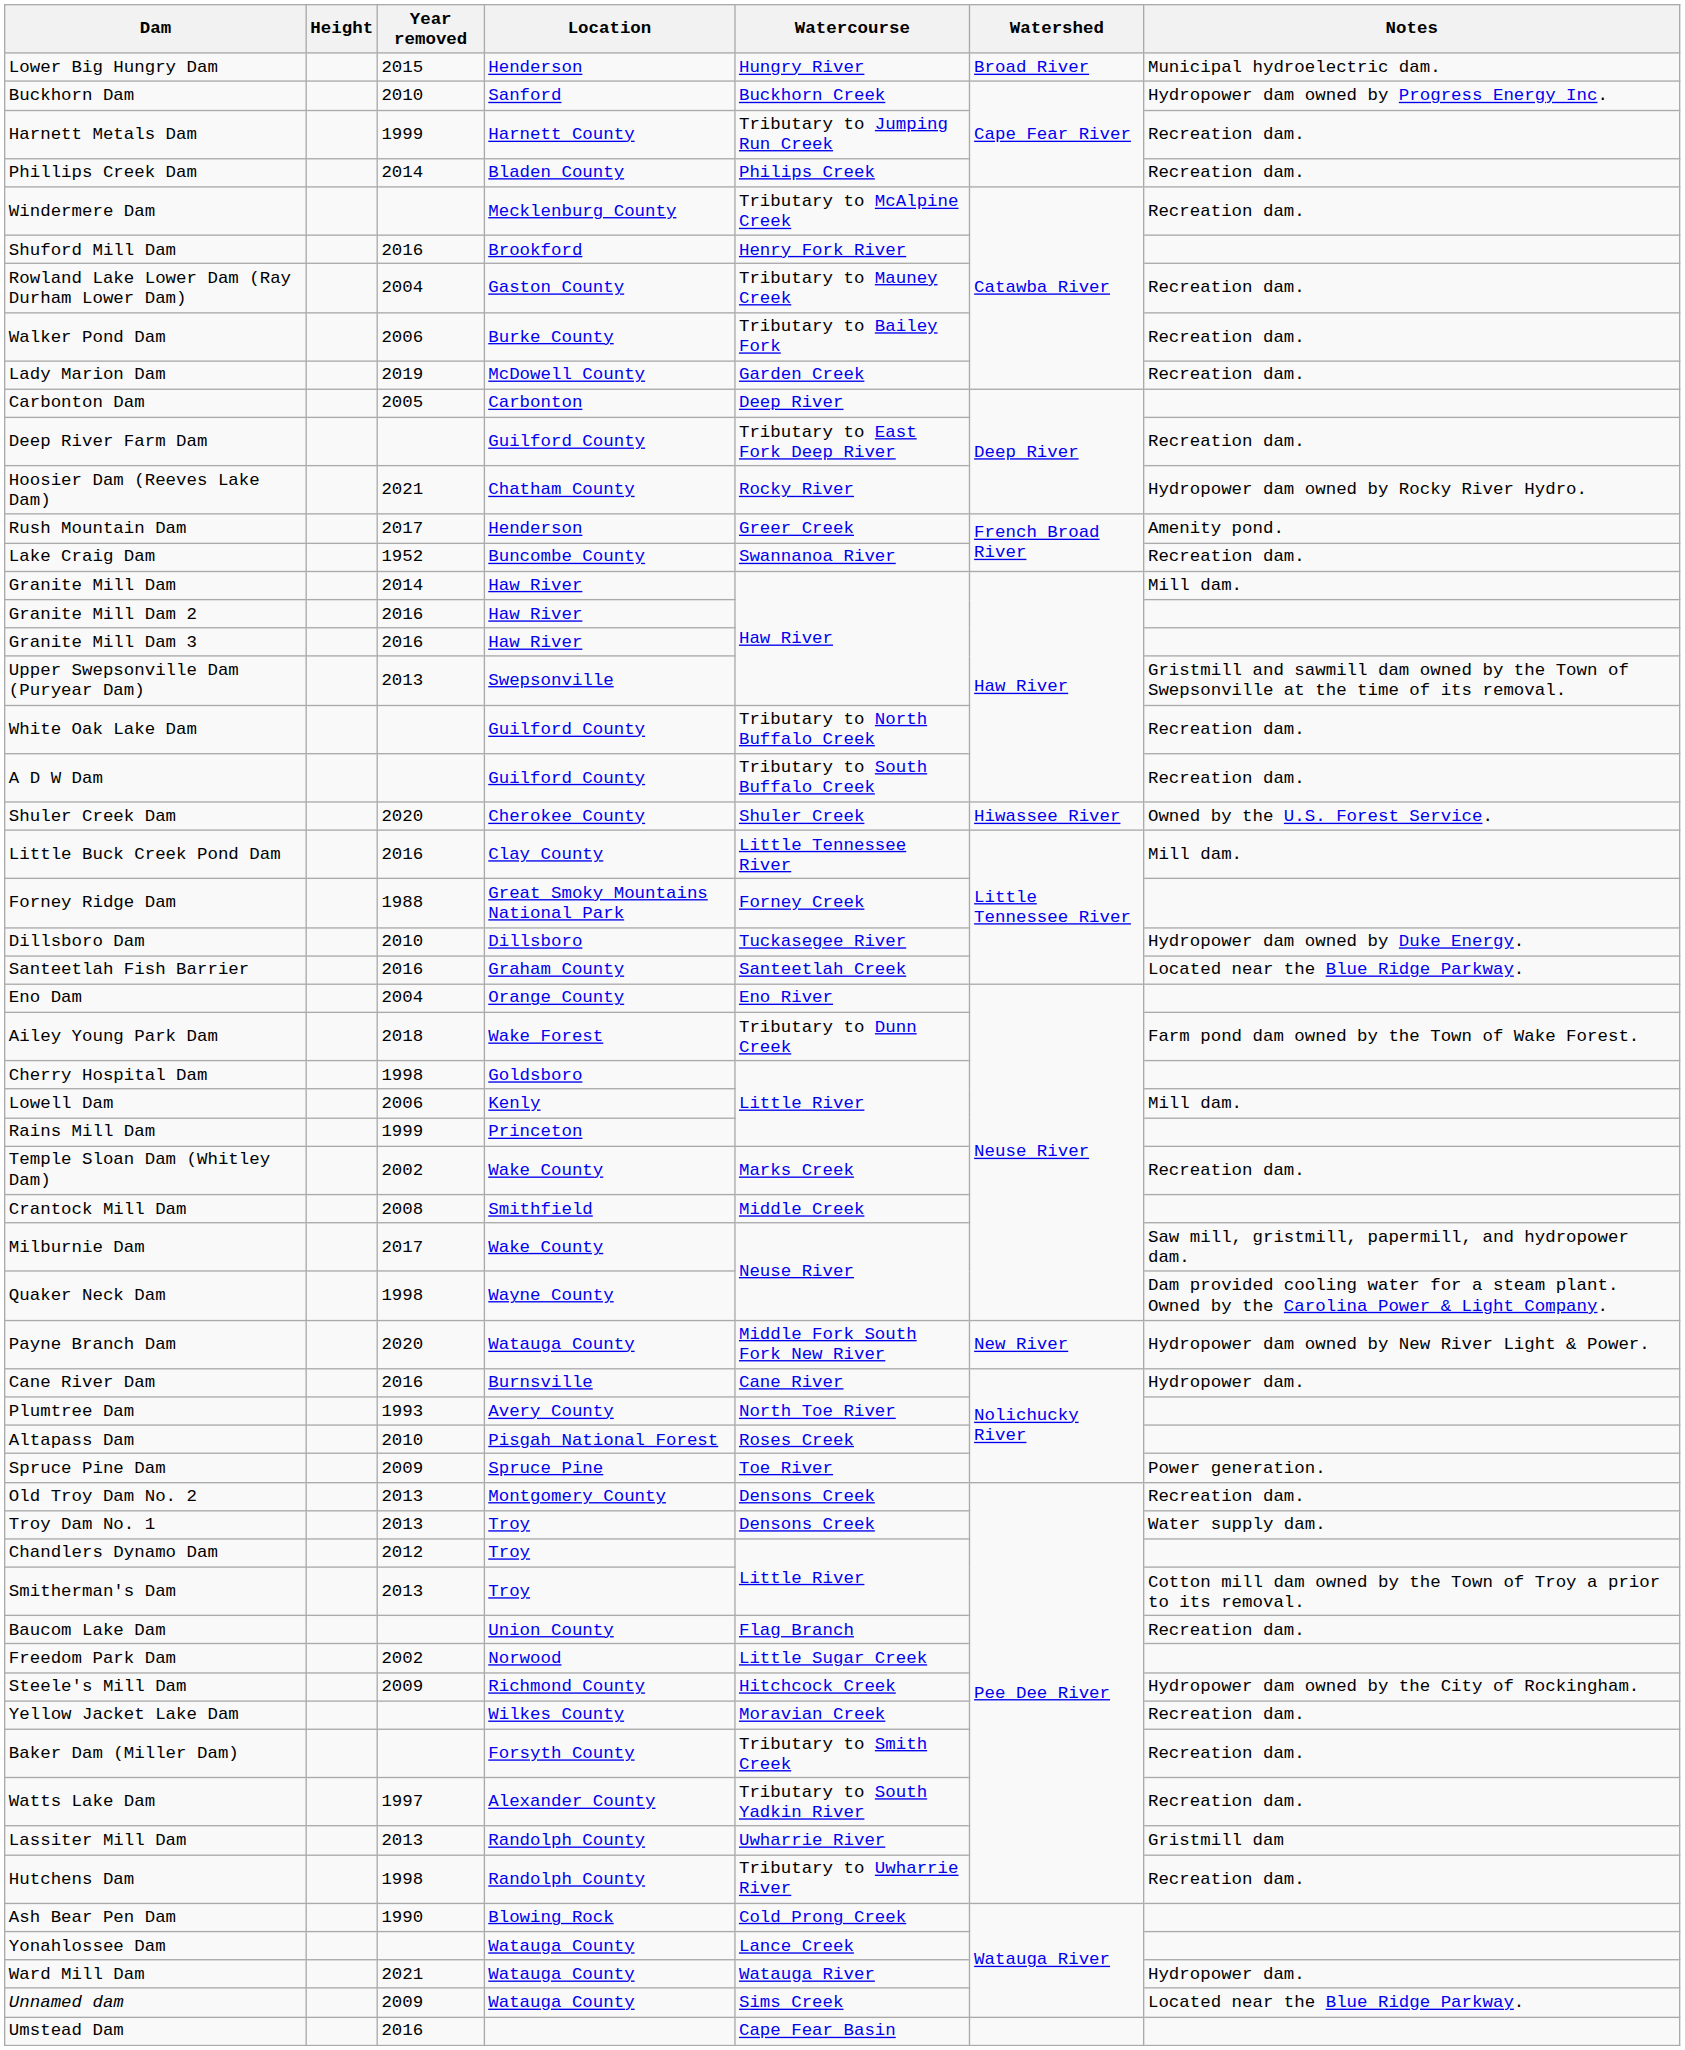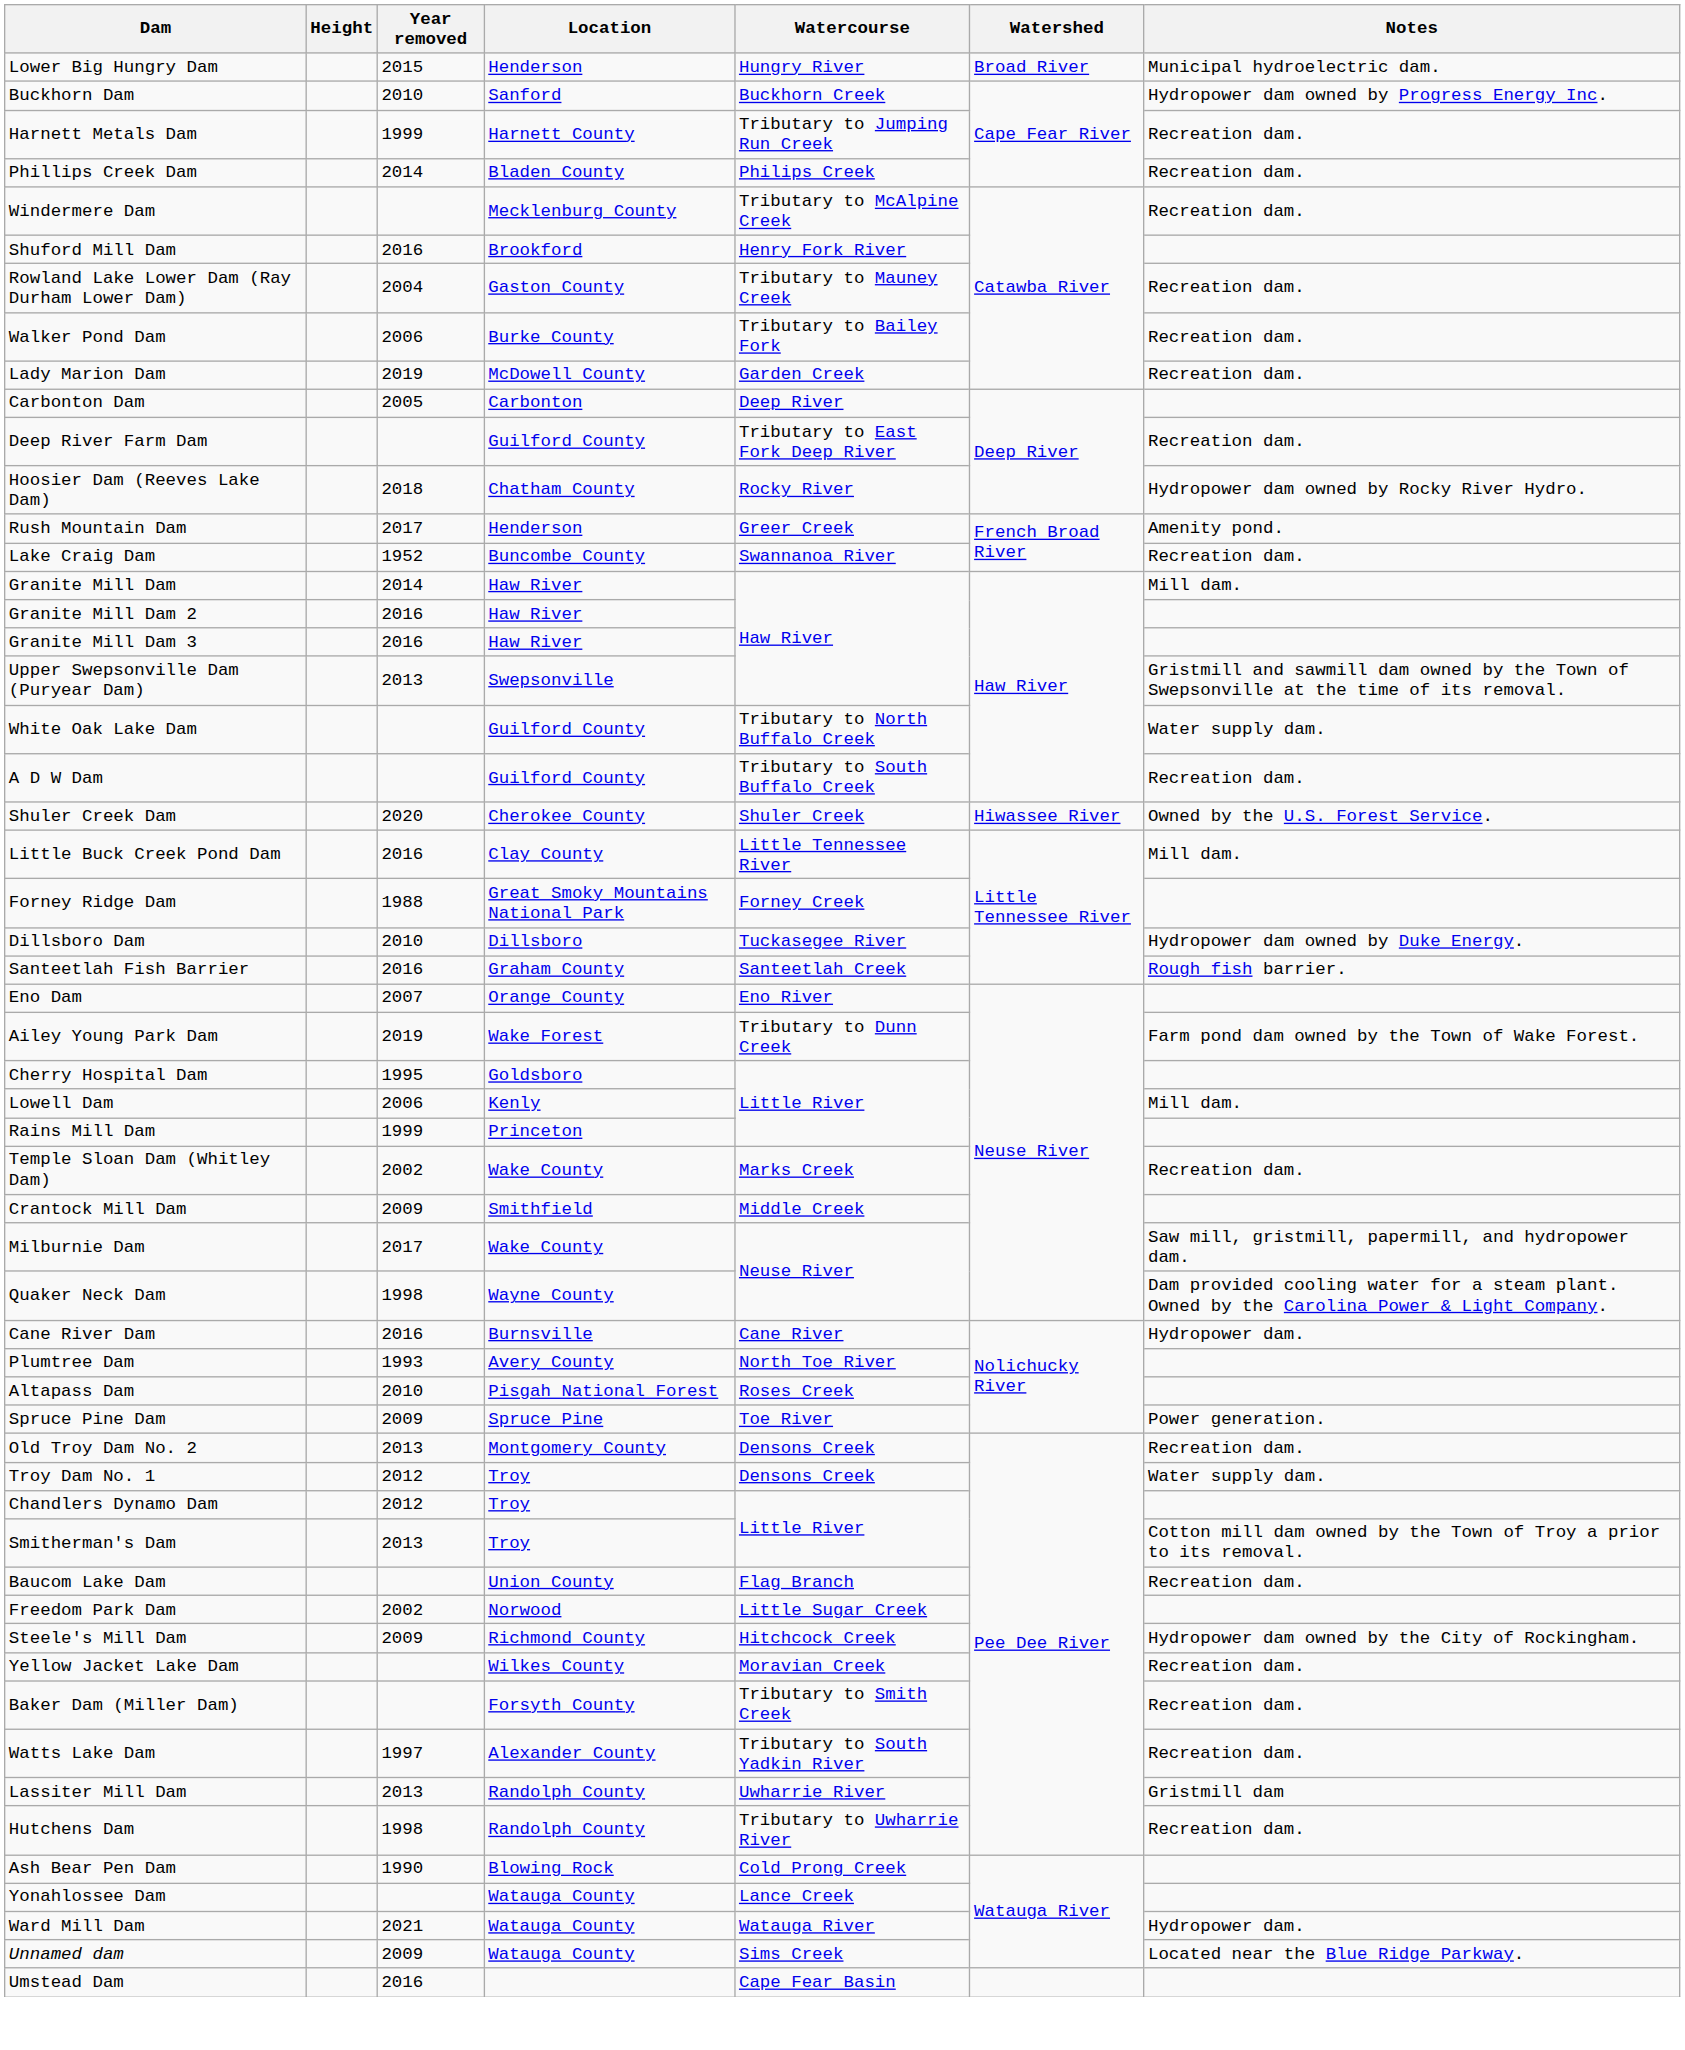(402, 490) 2021 -> (402, 490) 2018
(1226, 729) Recreation dam. -> (1237, 729) Water supply dam.
(1336, 970) Located near the Blue Ridge Parkway. -> (1247, 970) Rough fish barrier.
(402, 998) 2004 -> (402, 998) 2007
(402, 1037) 2018 -> (402, 1037) 2019
(402, 1075) 1998 -> (402, 1075) 1995
(402, 1209) 2008 -> (402, 1209) 2009
- row: (92, 1344)
(402, 1525) 2013 -> (402, 1476) 2012
